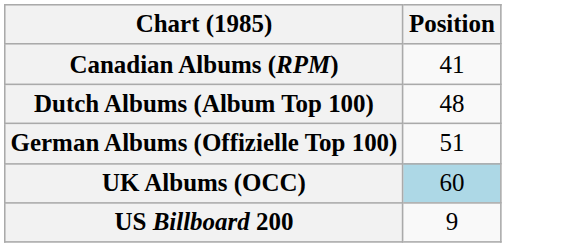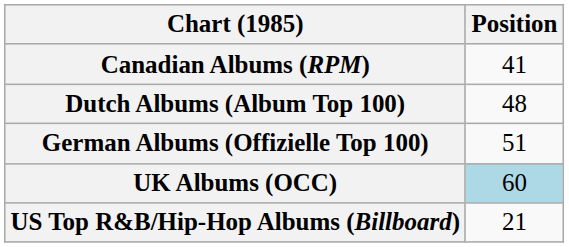- row: (204, 222)
+ row: (235, 222)
